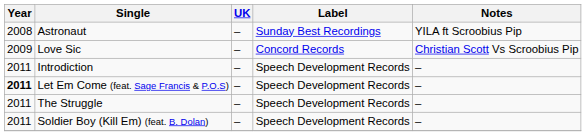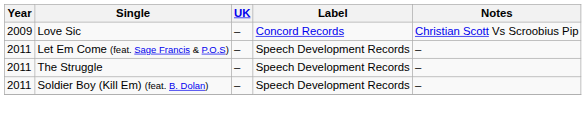- row: (62, 31)
- row: (65, 67)
(19, 85) bold -> (19, 49) normal
